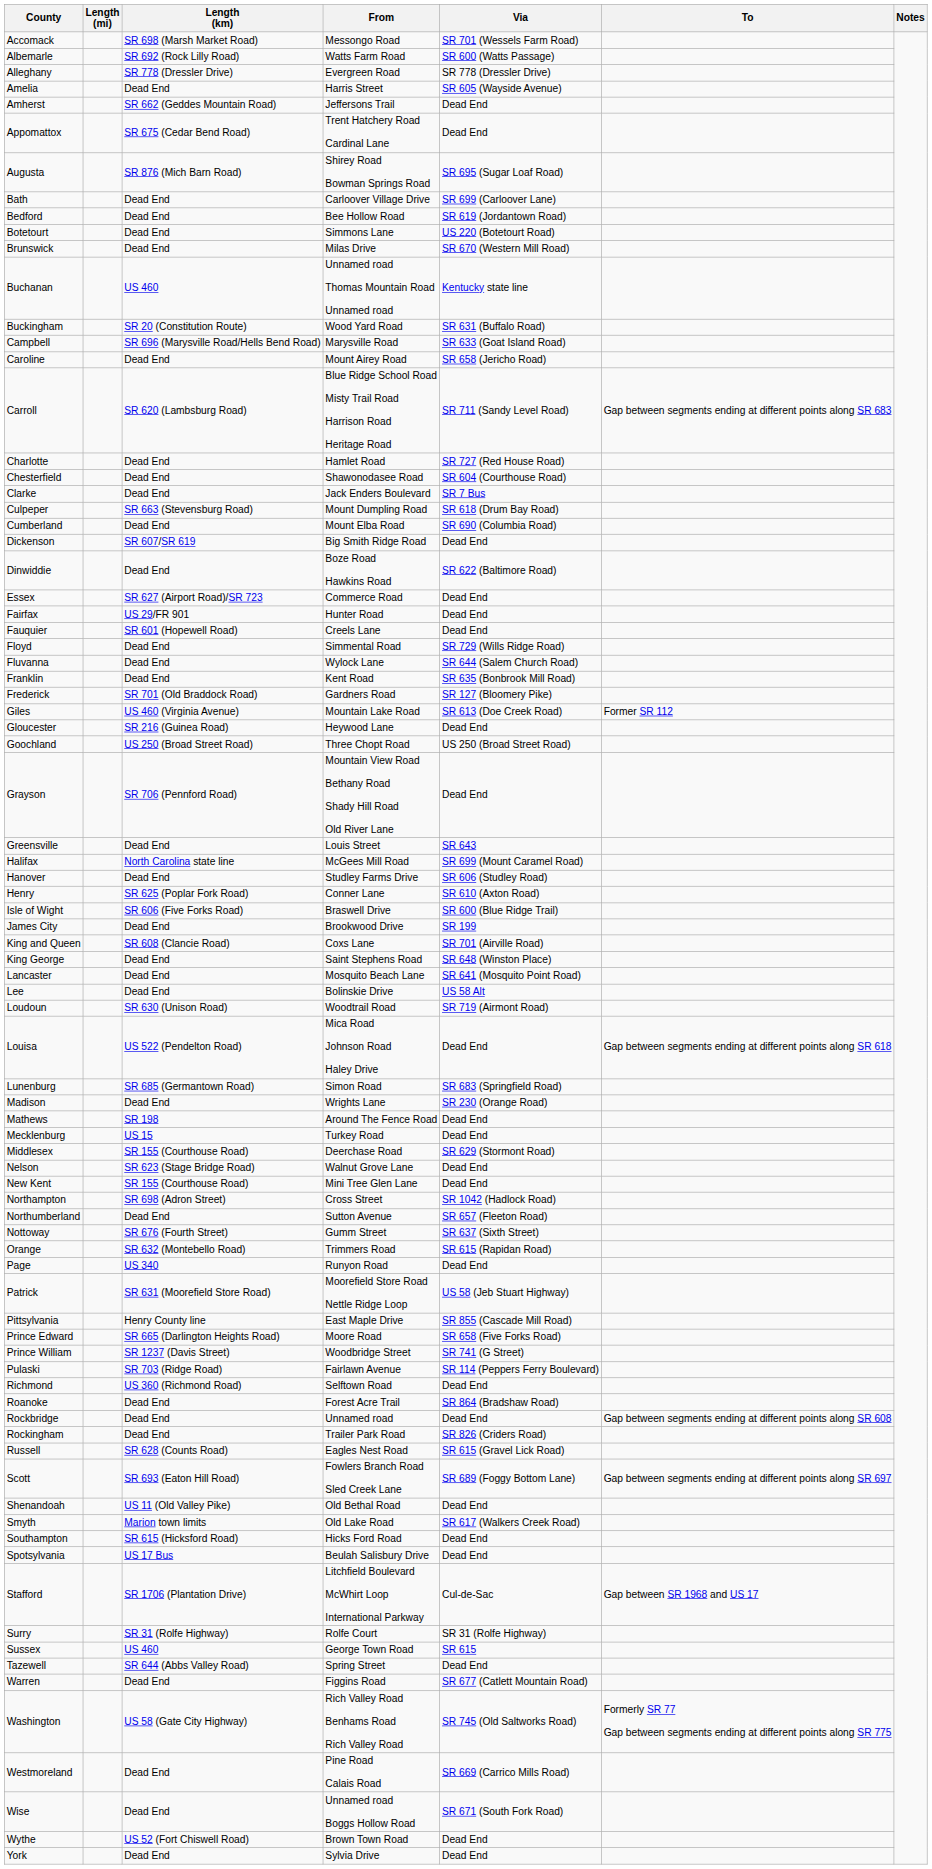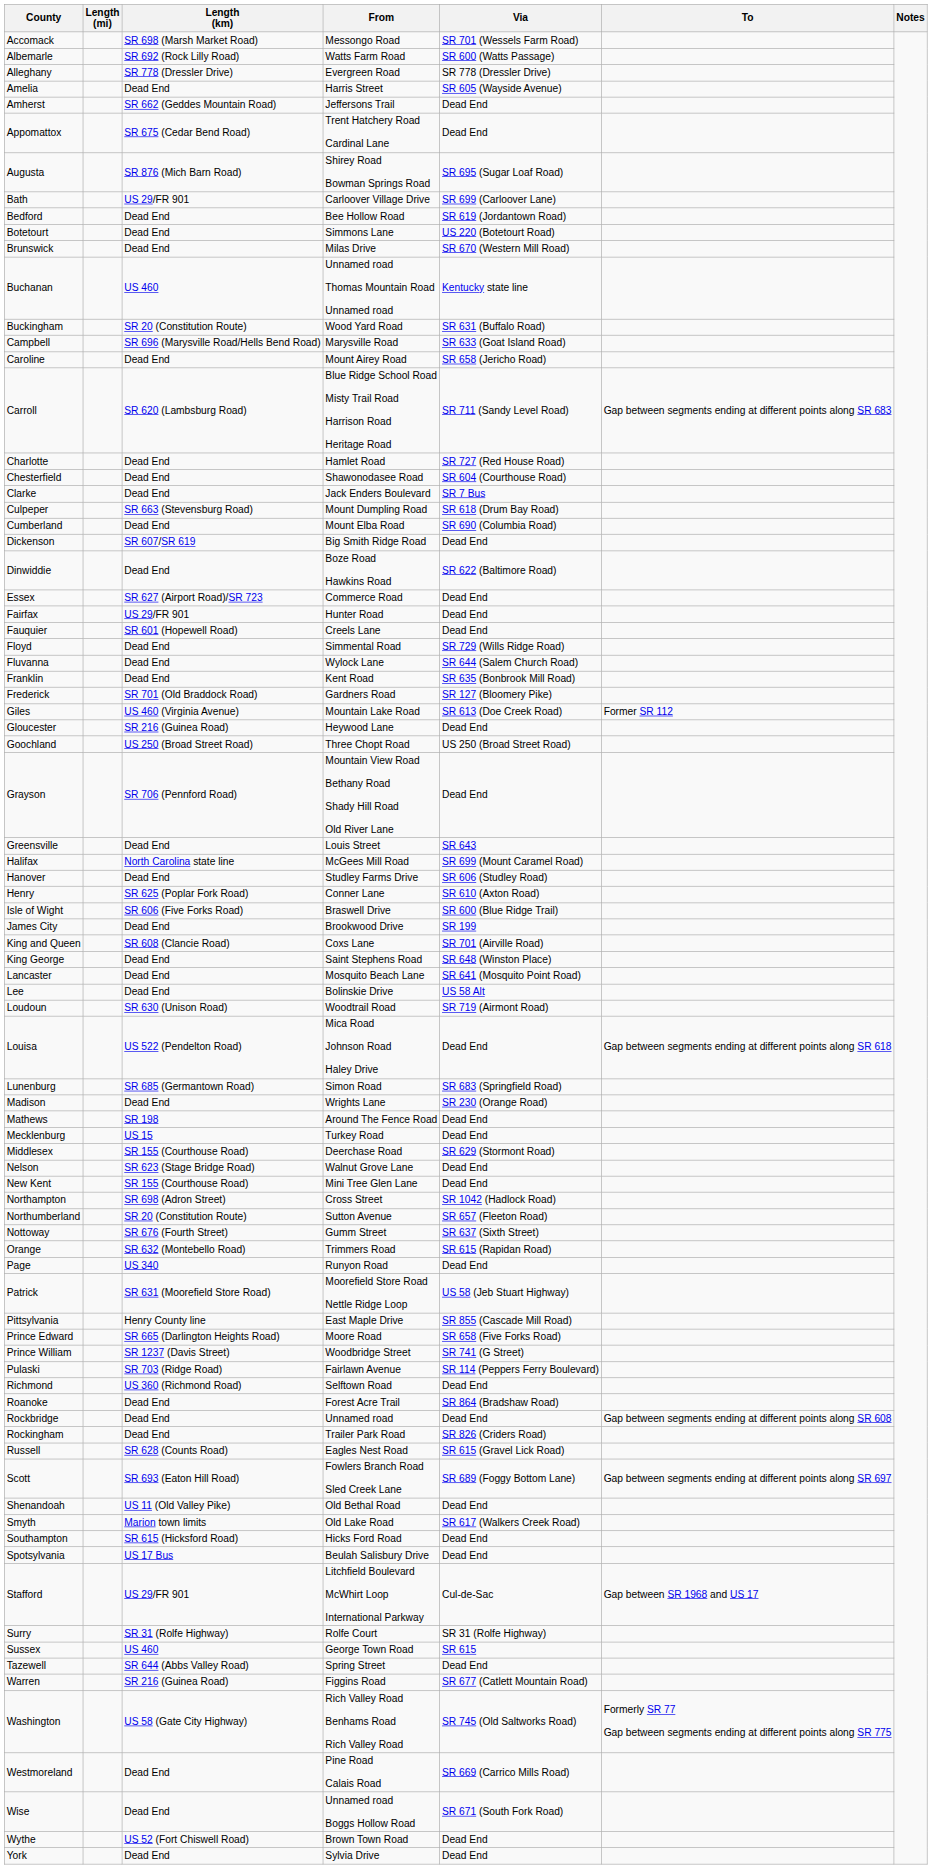(147, 200) Dead End -> (157, 200) US 29/FR 901
(147, 1216) Dead End -> (185, 1216) SR 20 (Constitution Route)
(185, 1594) SR 1706 (Plantation Drive) -> (157, 1594) US 29/FR 901
(147, 1682) Dead End -> (176, 1682) SR 216 (Guinea Road)
